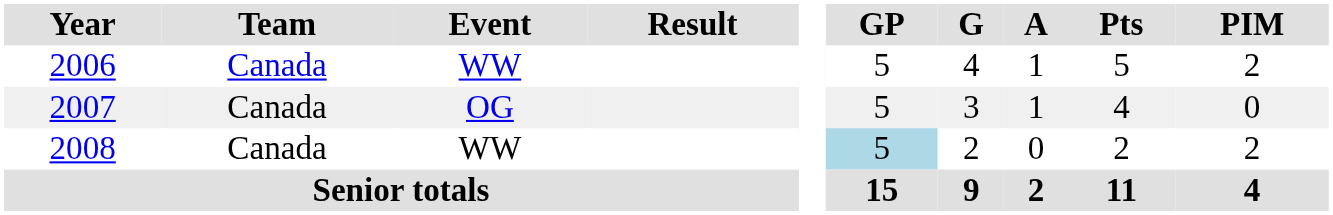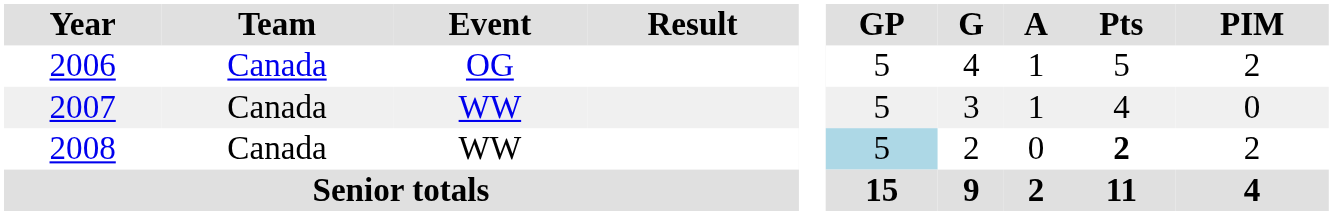(490, 65) WW -> (490, 65) OG
(490, 106) OG -> (490, 106) WW
(1121, 148) normal -> (1121, 148) bold
